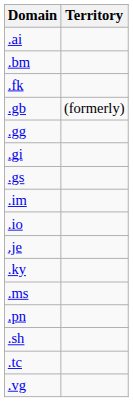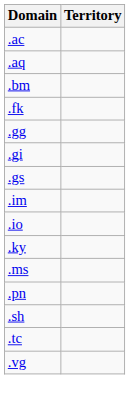+ row: (16, 39)
- row: (15, 39)
+ row: (17, 62)
- row: (17, 108)
- row: (15, 246)
